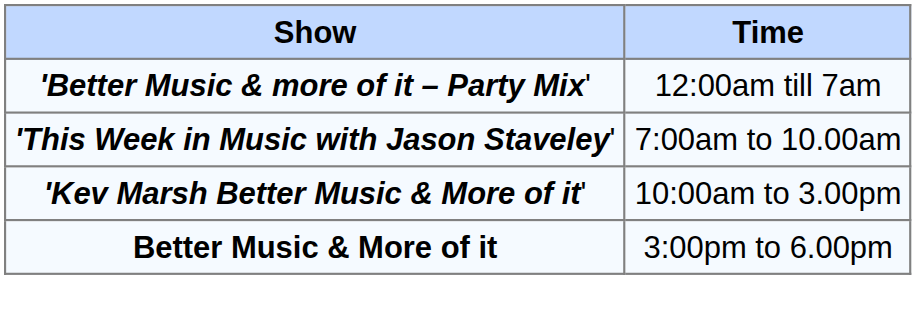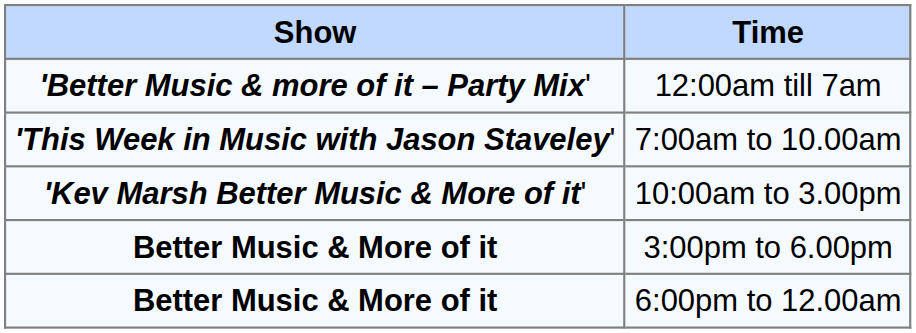+ row: (768, 301)
